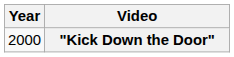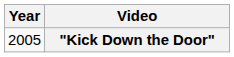(24, 39) 2000 -> (24, 39) 2005
